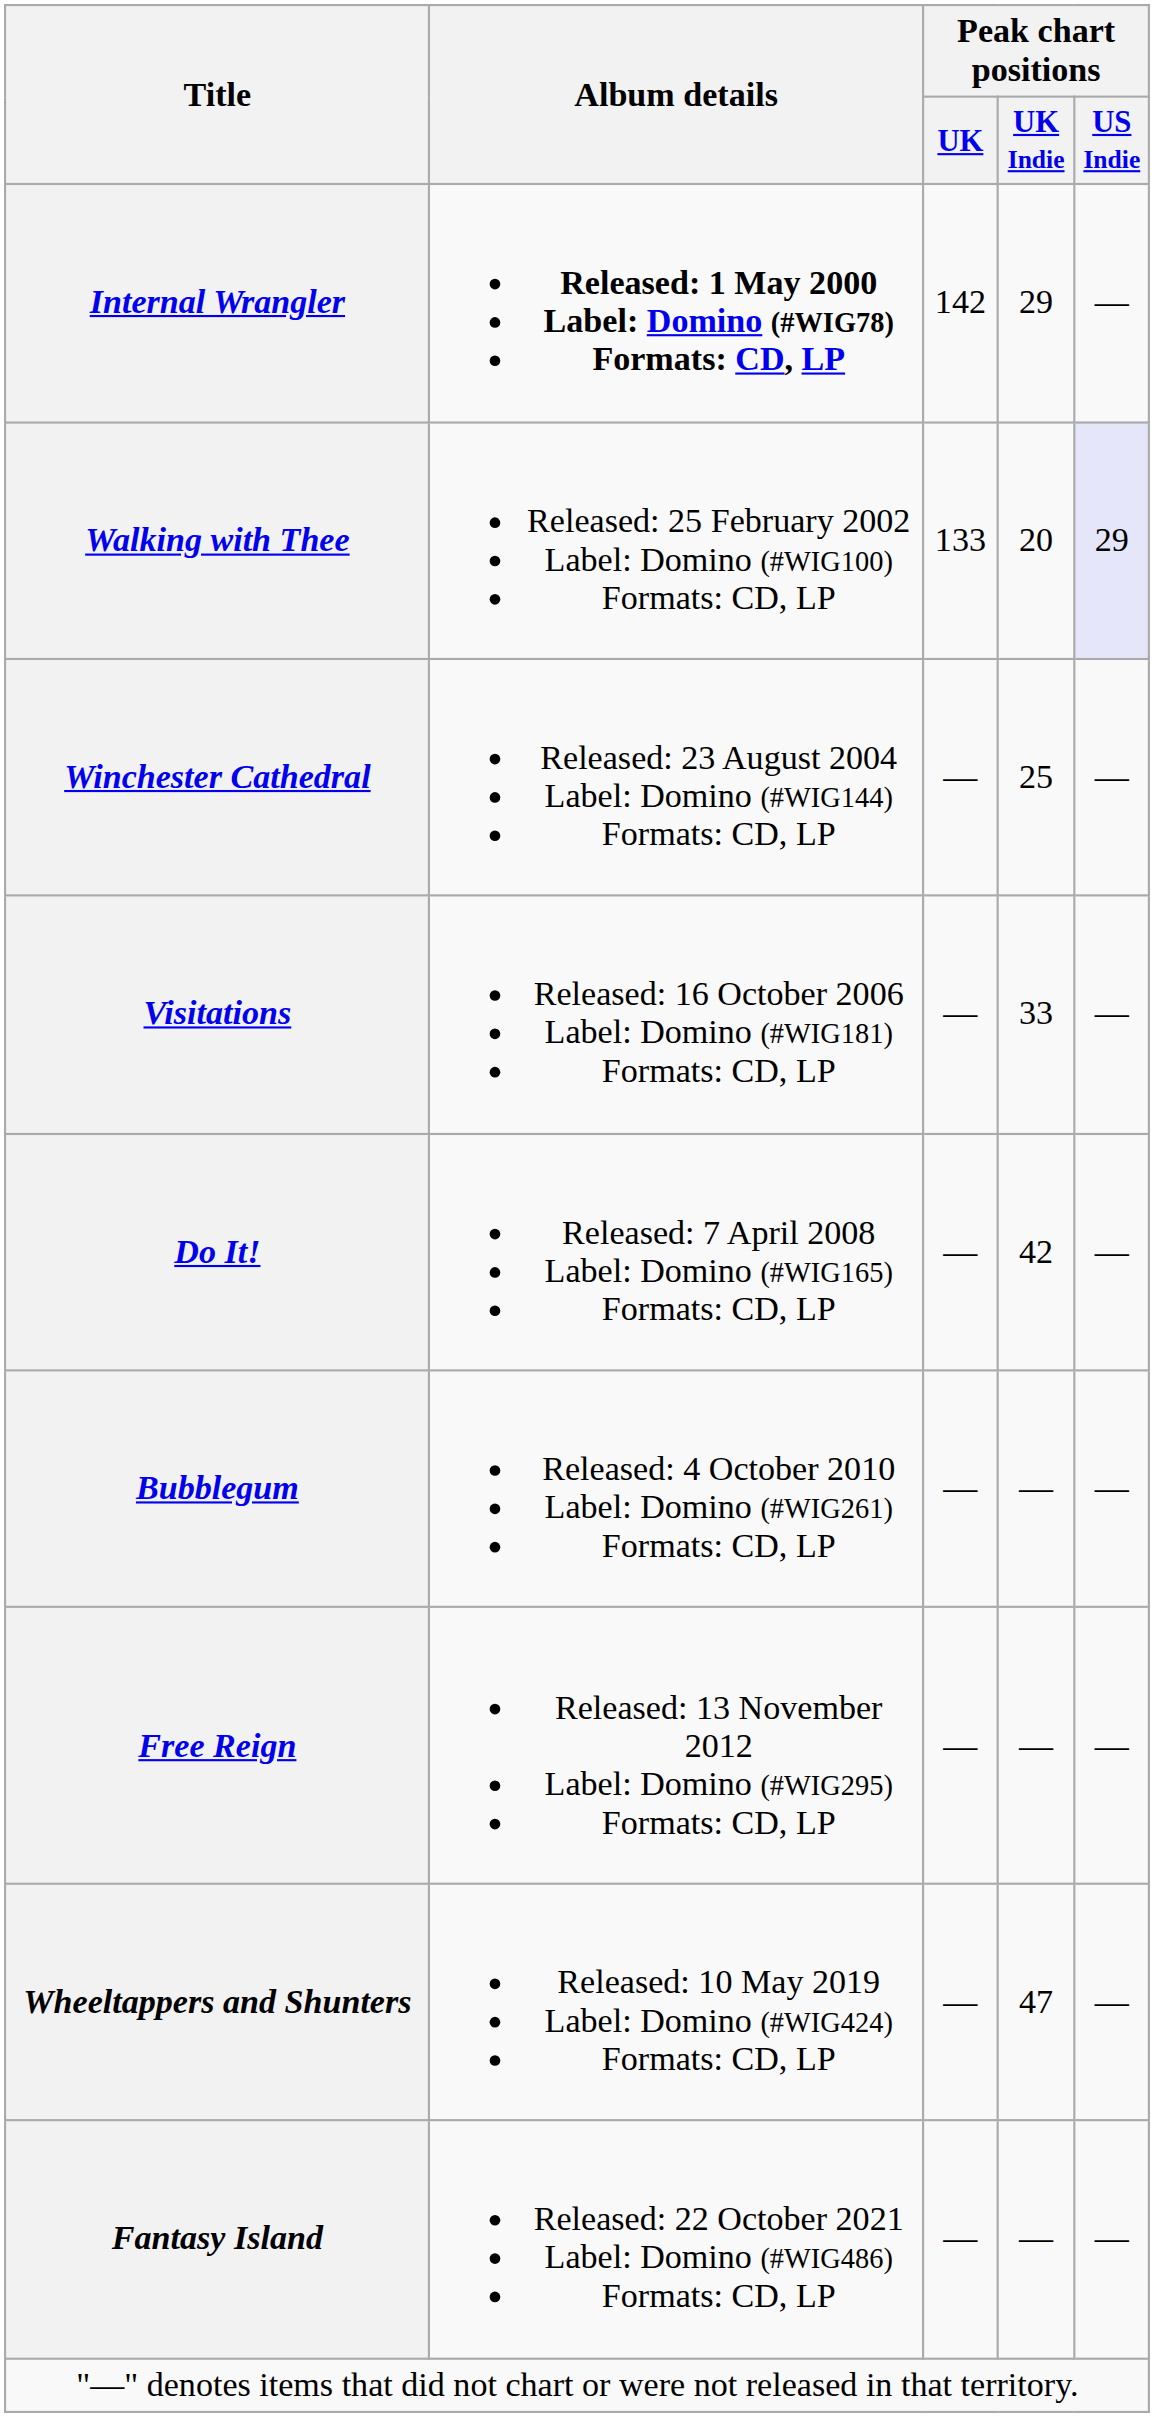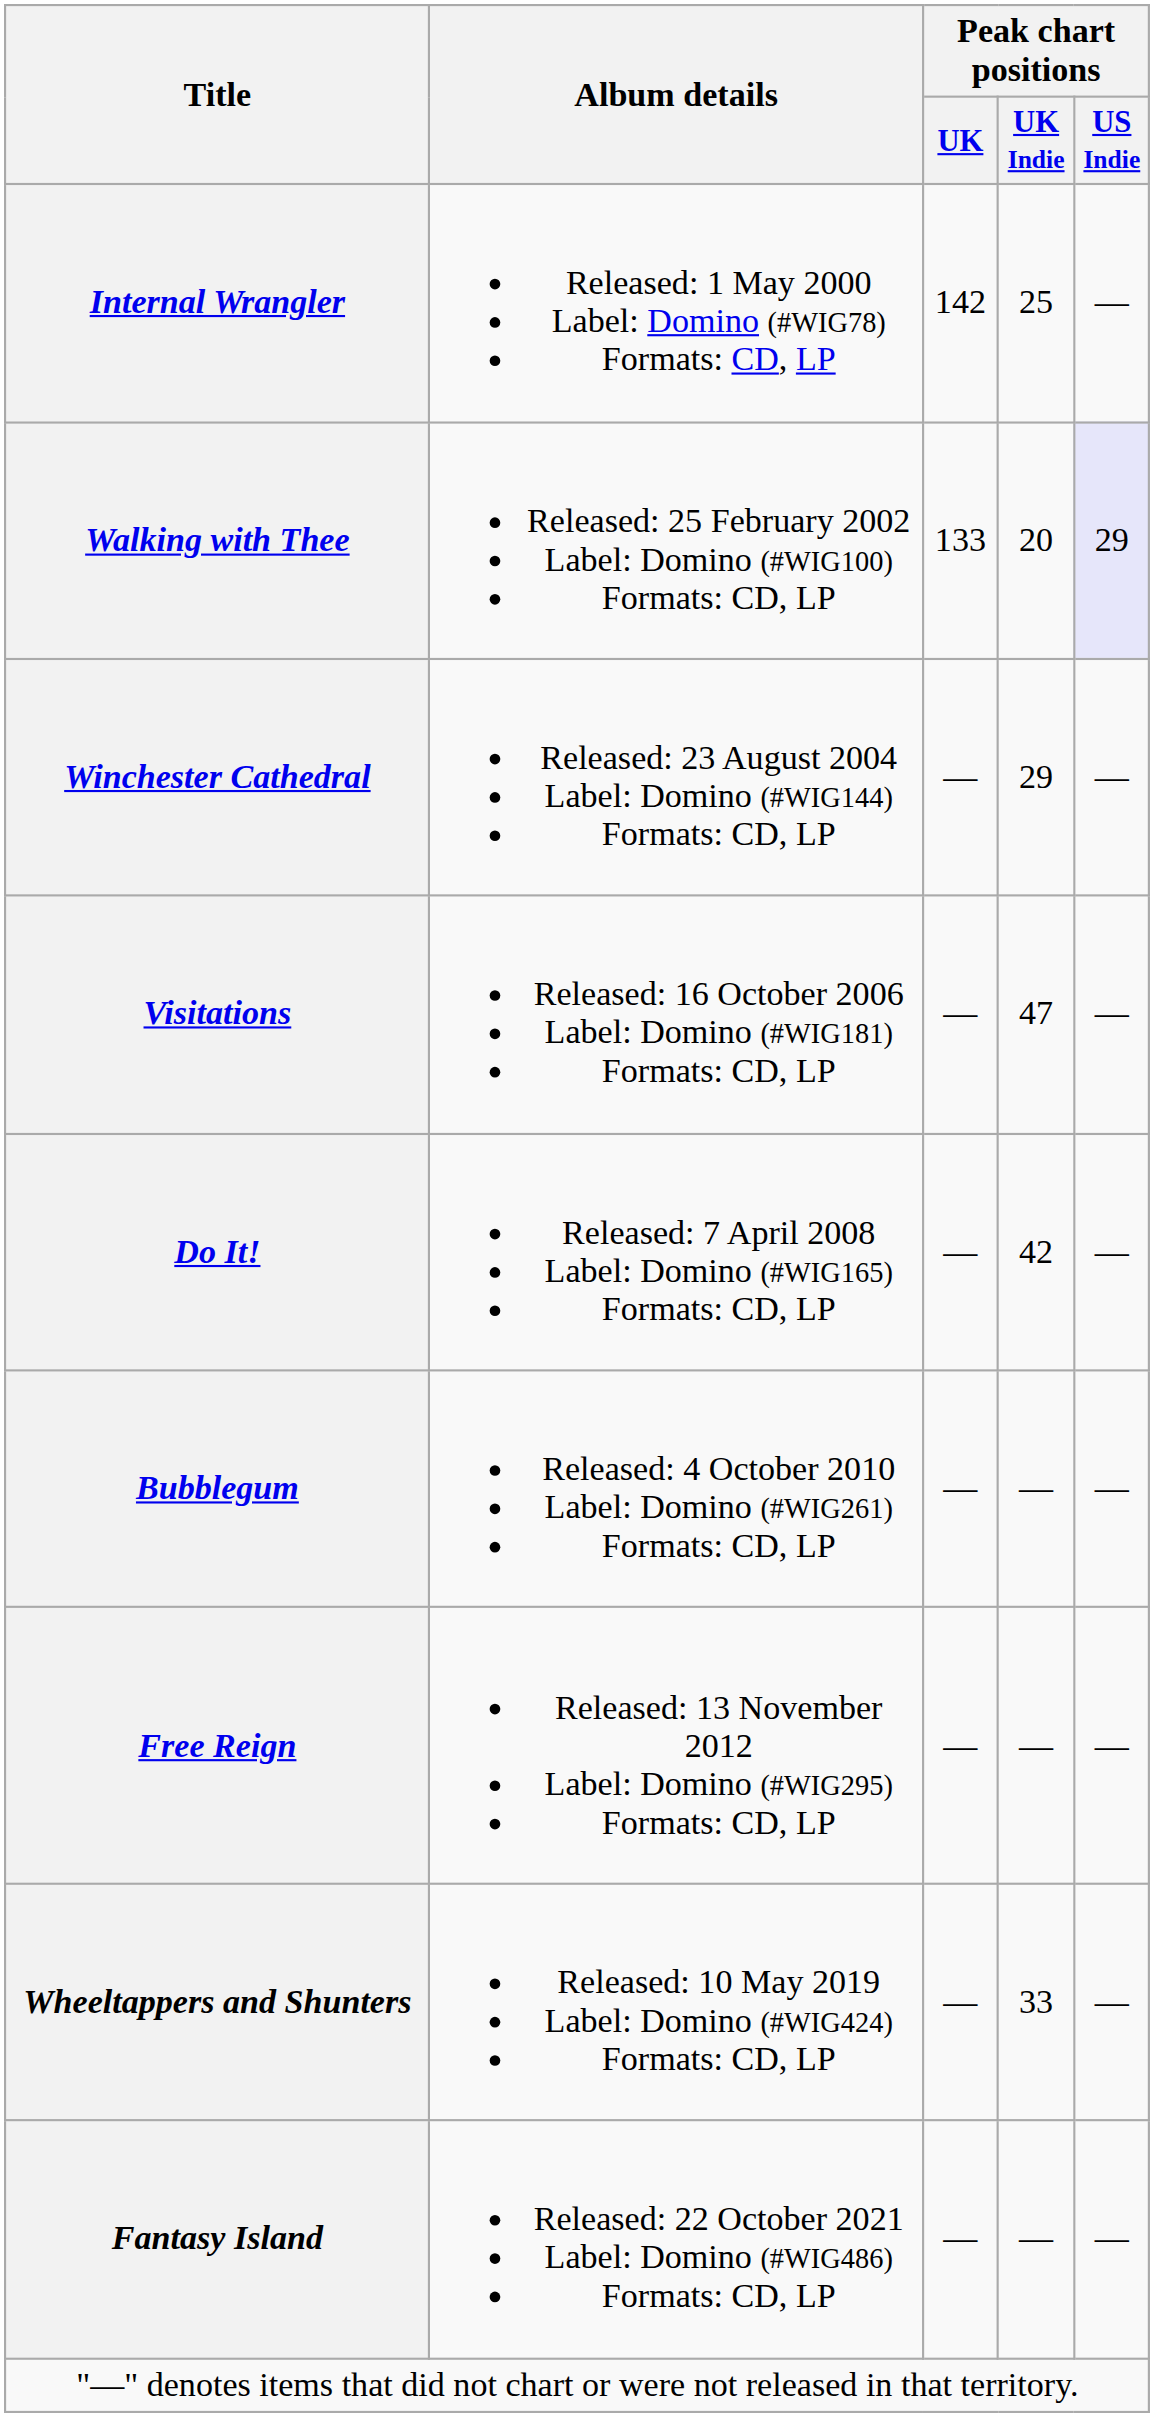(676, 322) bold -> (676, 322) normal
(1036, 302) 29 -> (1036, 302) 25
(1036, 776) 25 -> (1036, 776) 29
(1036, 1013) 33 -> (1036, 1013) 47
(1036, 2001) 47 -> (1036, 2001) 33
